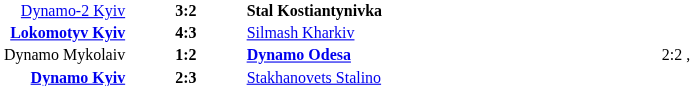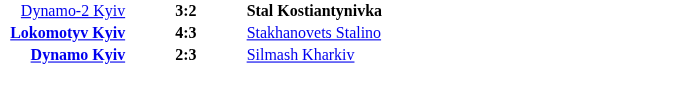(301, 33) Silmash Kharkiv -> (314, 33) Stakhanovets Stalino
- row: (65, 55)
(314, 77) Stakhanovets Stalino -> (301, 55) Silmash Kharkiv
